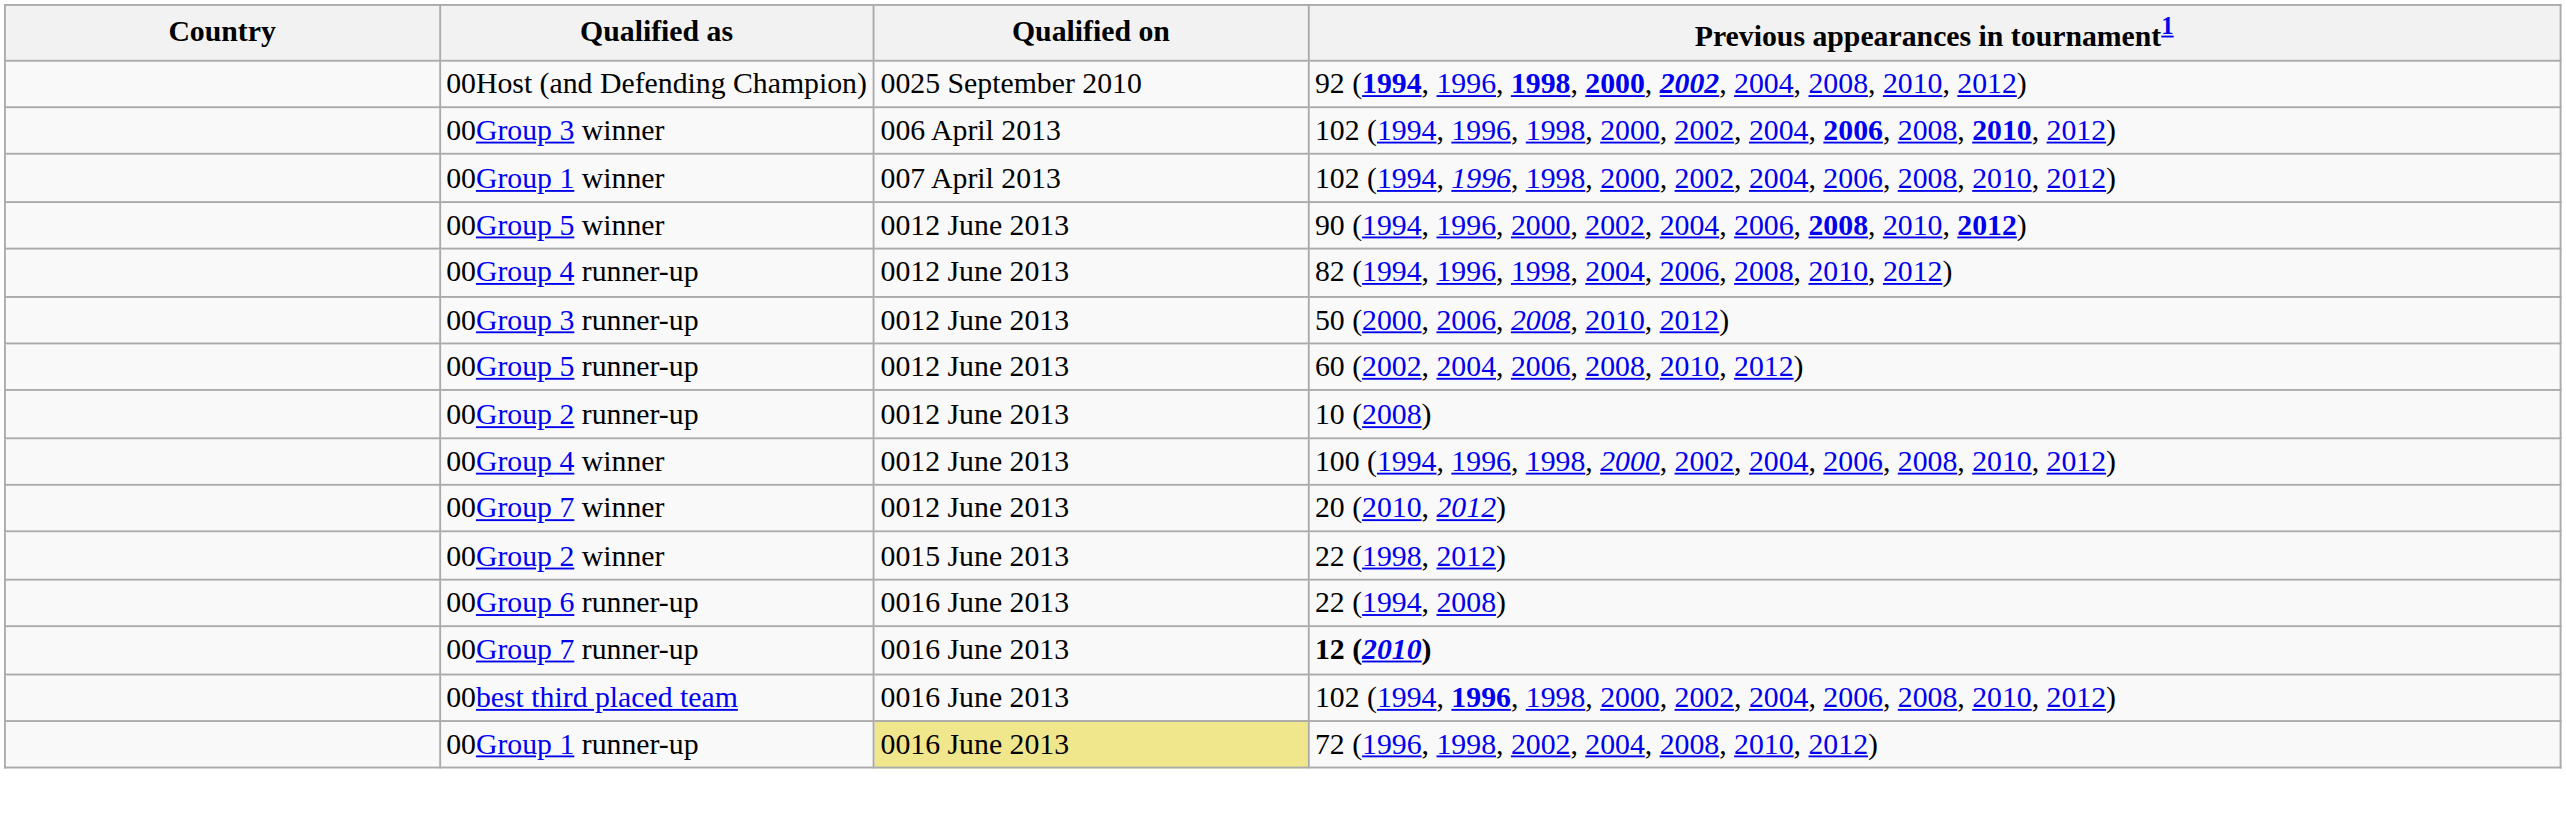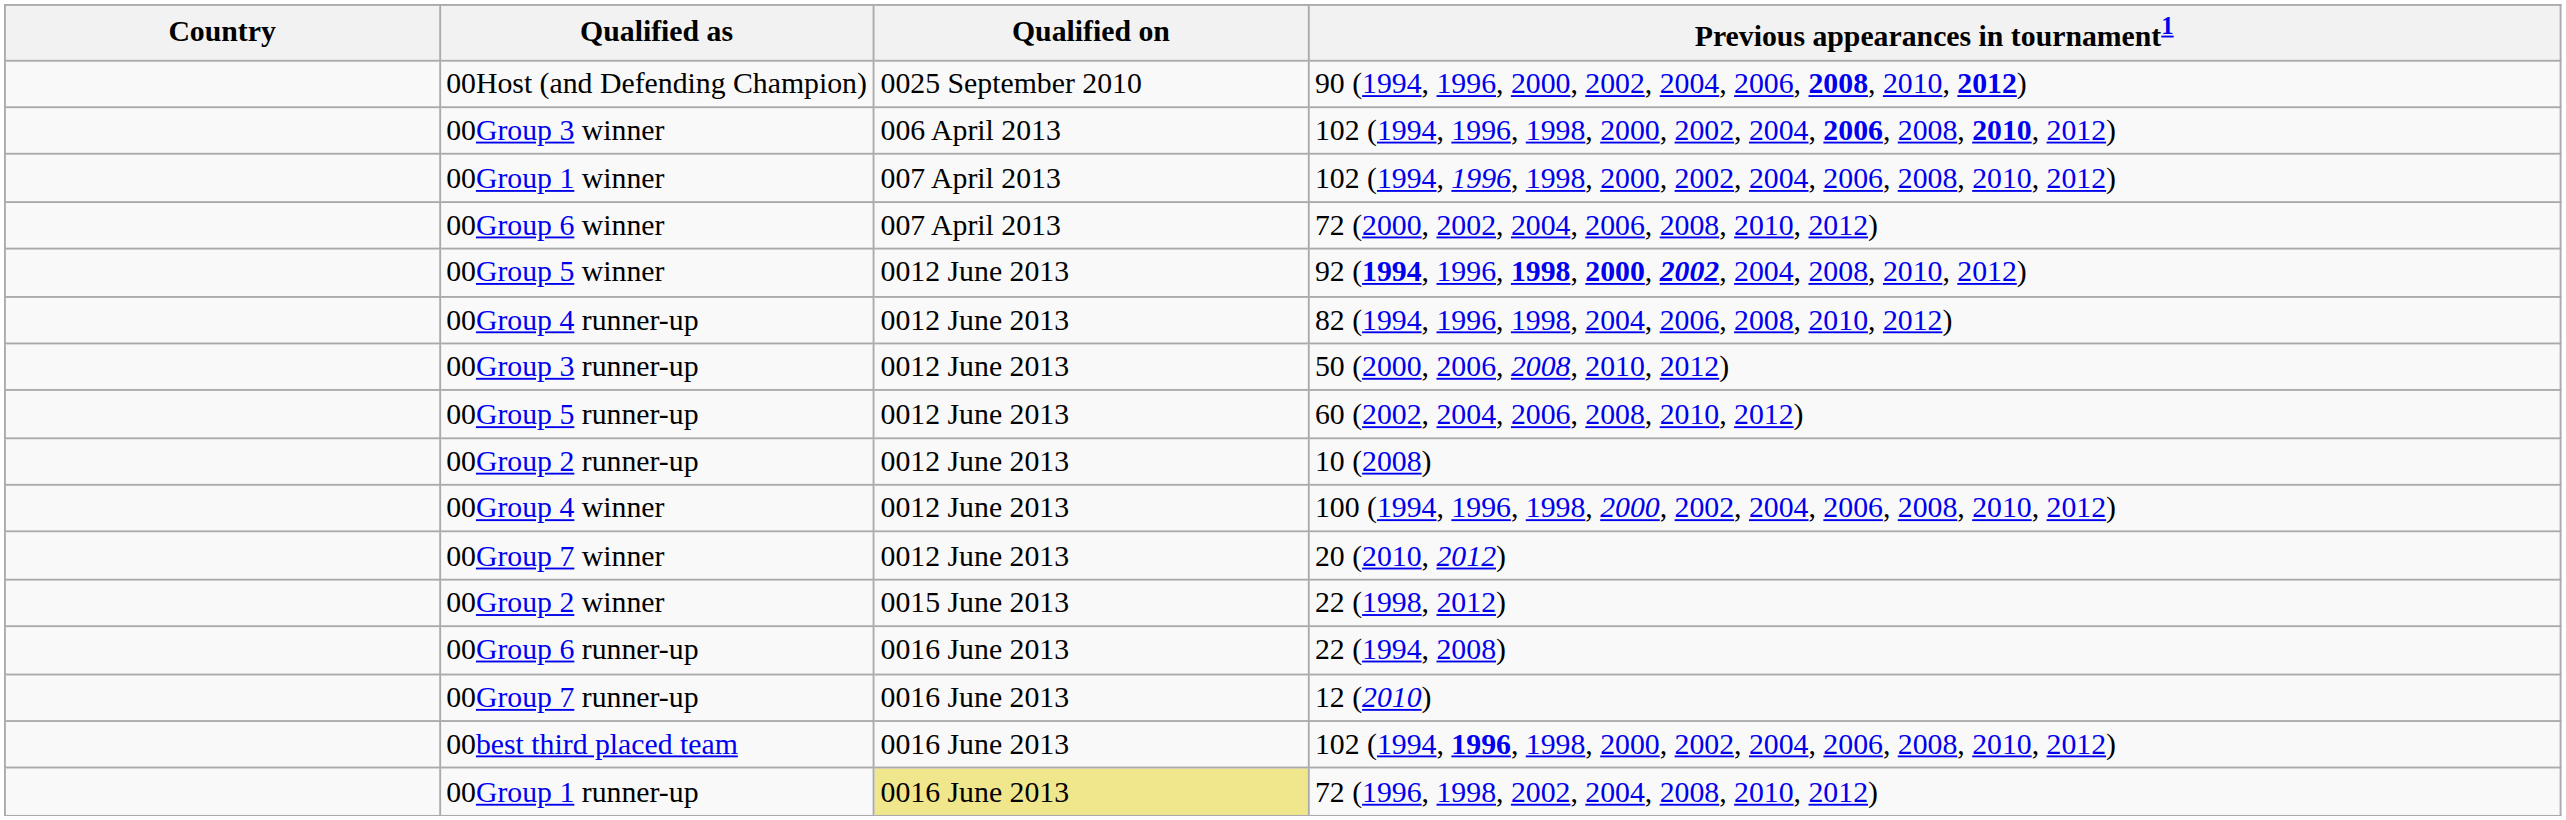(1671, 83) 92 (1994, 1996, 1998, 2000, 2002, 2004, 2008, 2010, 2012) -> (1671, 83) 90 (1994, 1996, 2000, 2002, 2004, 2006, 2008, 2010, 2012)
+ row: (555, 224)
(1671, 224) 90 (1994, 1996, 2000, 2002, 2004, 2006, 2008, 2010, 2012) -> (1671, 272) 92 (1994, 1996, 1998, 2000, 2002, 2004, 2008, 2010, 2012)
(1373, 649) bold -> (1373, 696) normal
